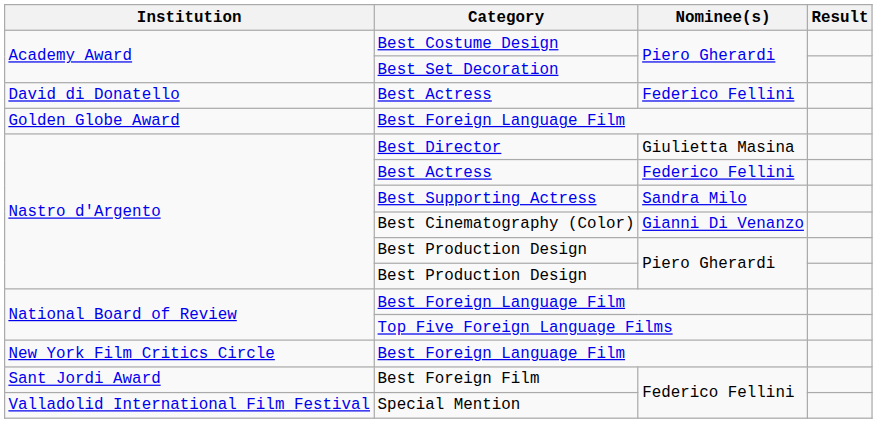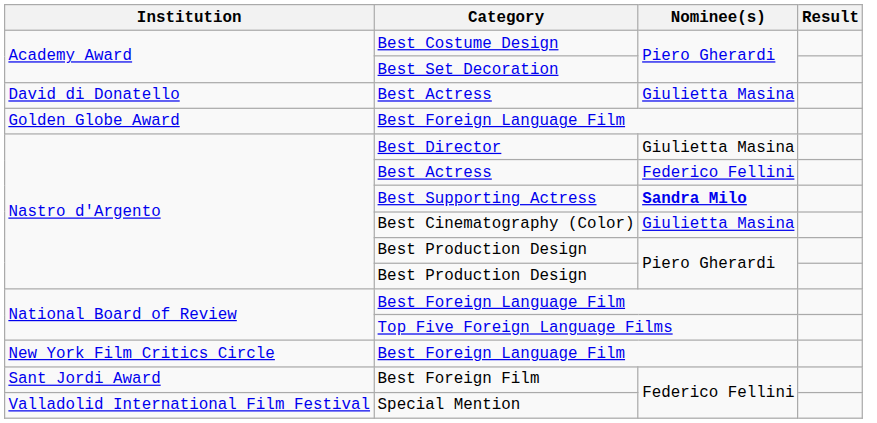(718, 95) Federico Fellini -> (718, 95) Giulietta Masina
(694, 198) normal -> (694, 198) bold
(723, 224) Gianni Di Venanzo -> (718, 224) Giulietta Masina
